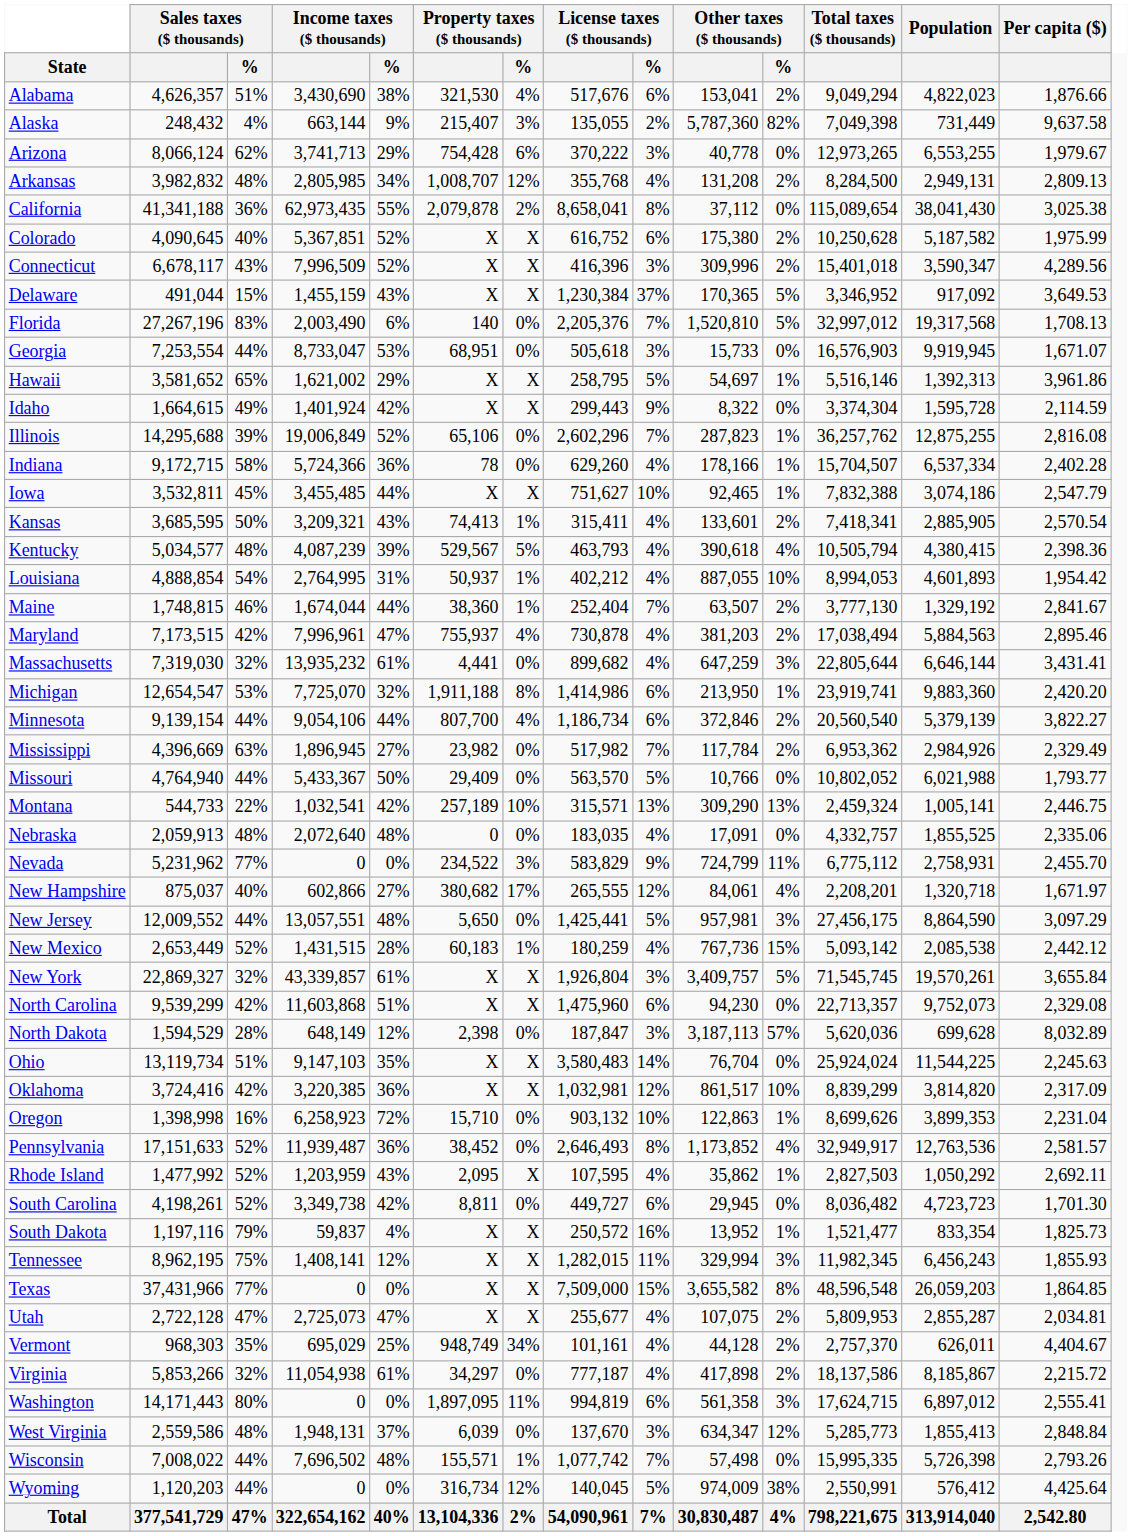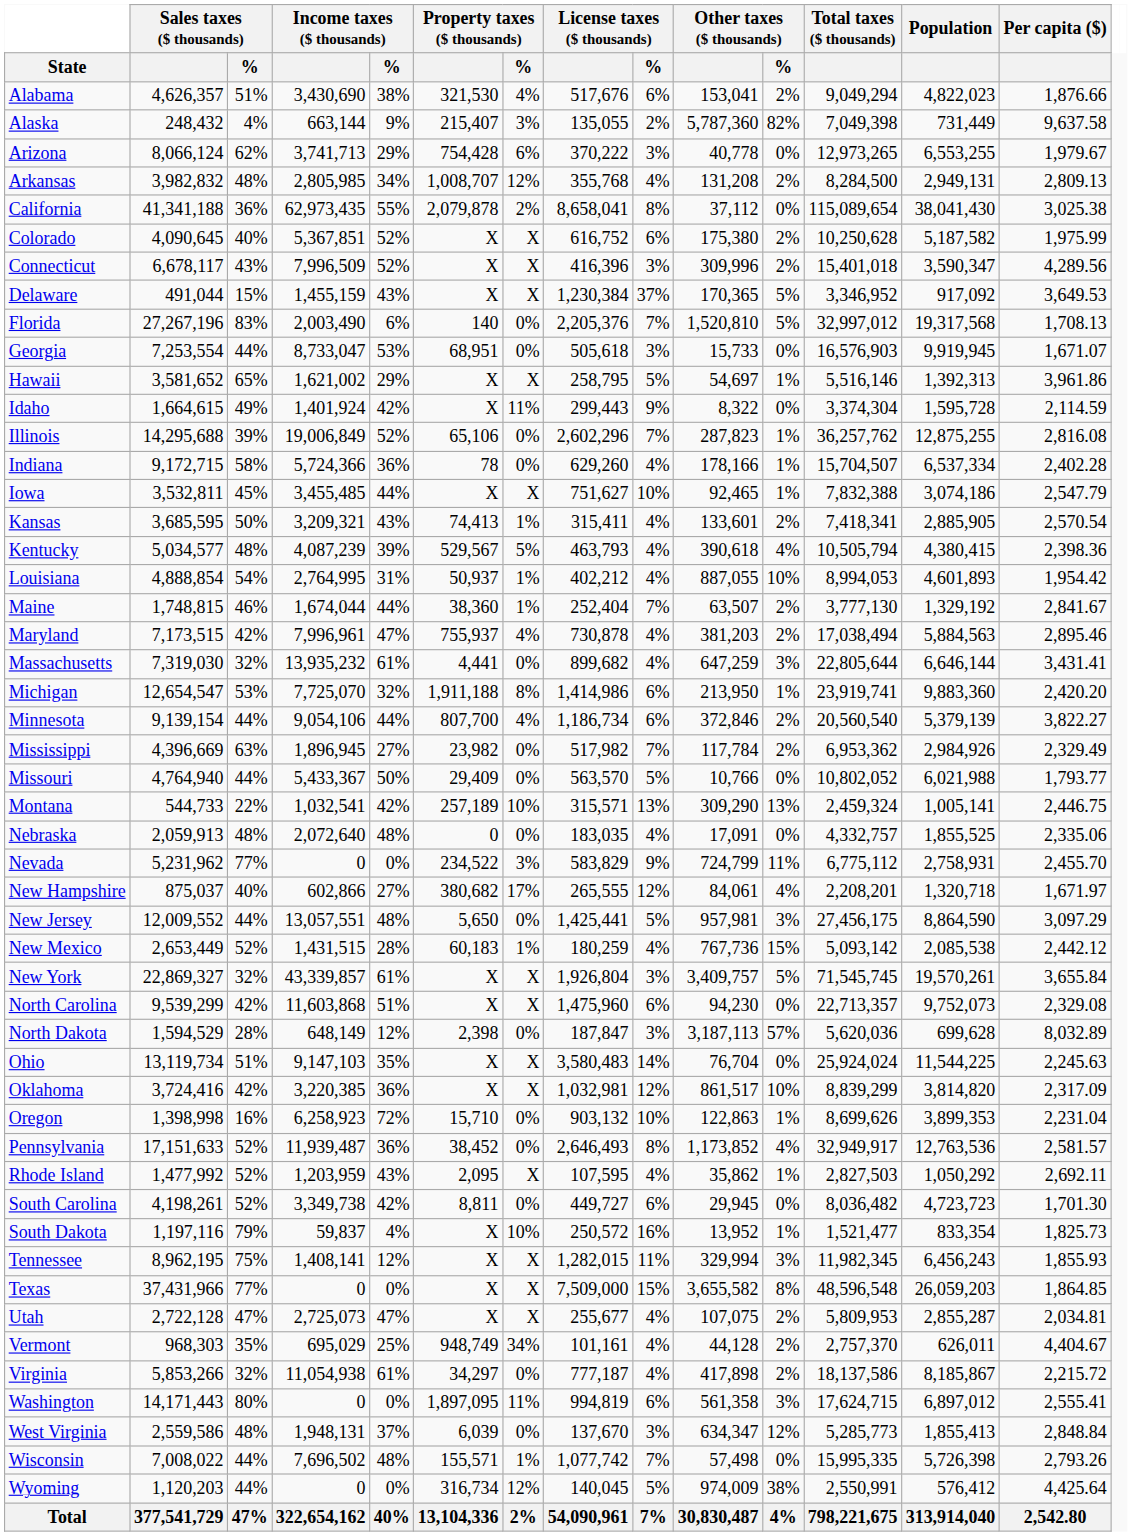(533, 408) X -> (523, 408) 11%
(533, 1232) X -> (523, 1232) 10%
